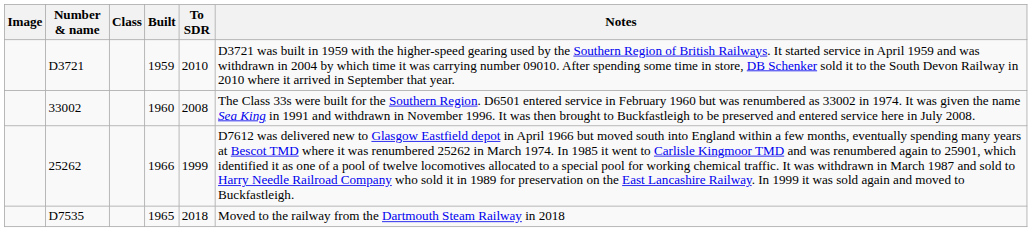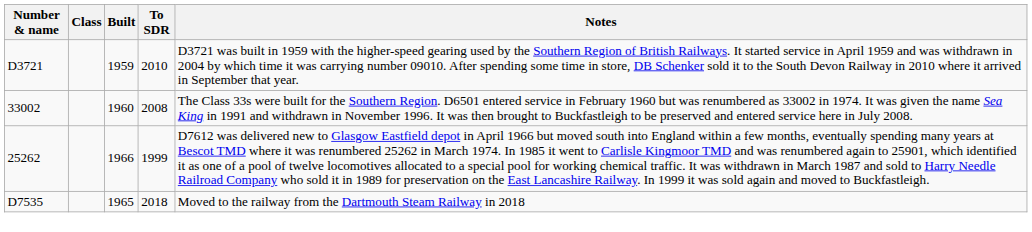- column: (25, 22)
